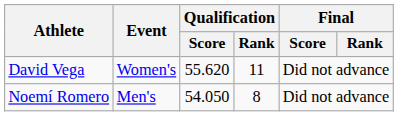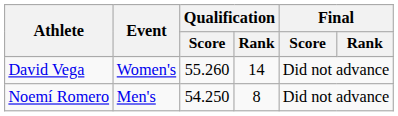(207, 70) 55.620 -> (207, 70) 55.260
(256, 70) 11 -> (256, 70) 14
(207, 97) 54.050 -> (207, 97) 54.250
